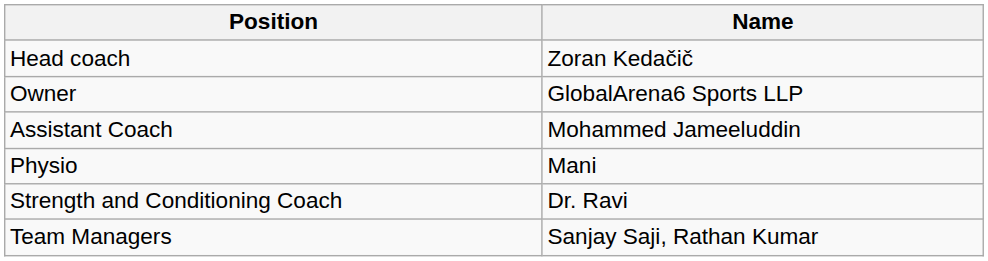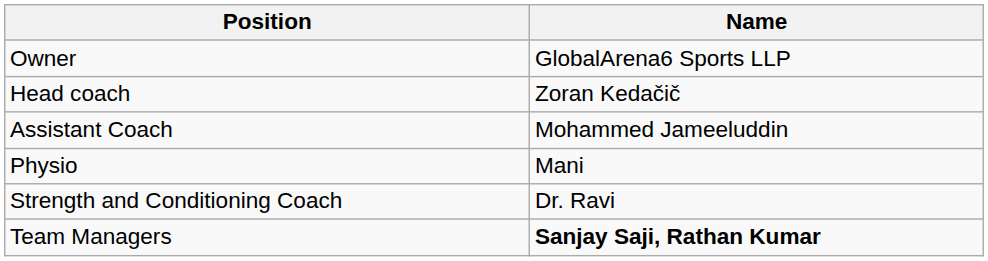rows swapped: (43, 93) <-> (70, 58)
(683, 237) normal -> (678, 237) bold
